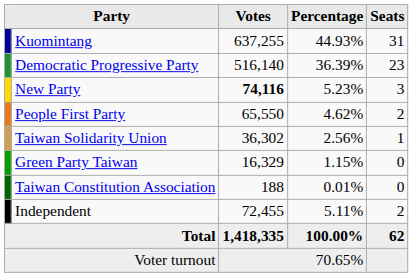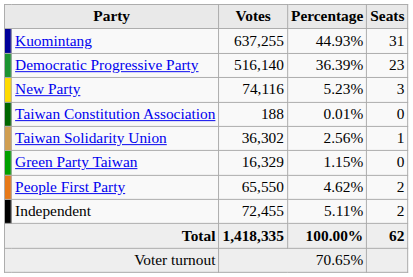(263, 89) bold -> (263, 89) normal
rows swapped: (70, 114) <-> (115, 187)
